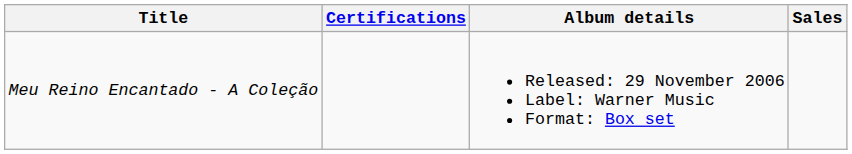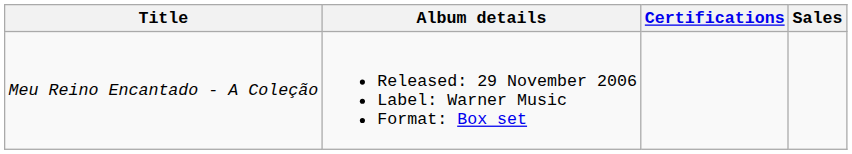columns swapped: (629, 18) <-> (396, 18)
